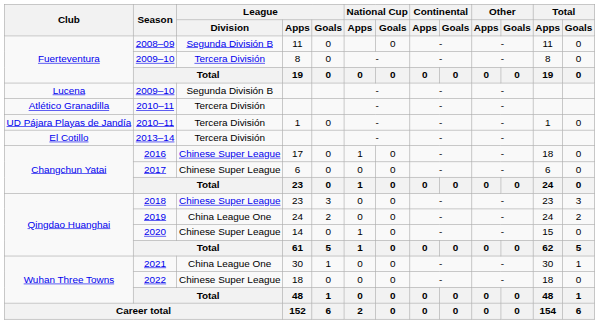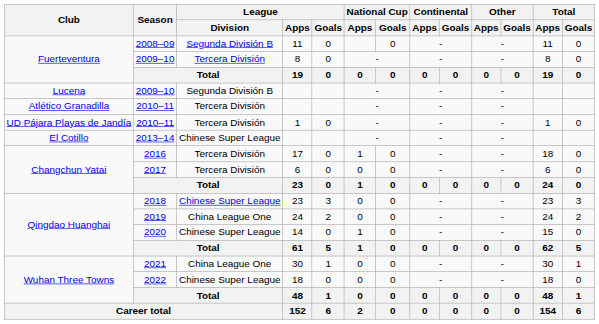(230, 138) Tercera División -> (230, 138) Chinese Super League
(230, 153) Chinese Super League -> (230, 153) Tercera División
(230, 169) Chinese Super League -> (230, 169) Tercera División
